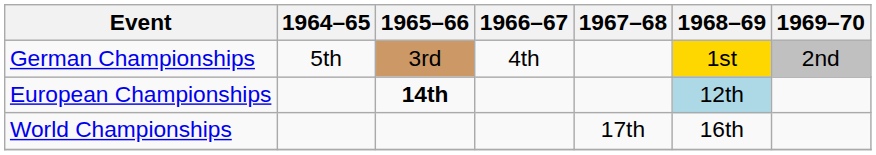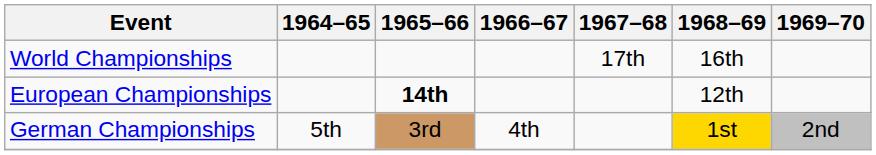rows swapped: (121, 130) <-> (132, 58)
(722, 94) lightblue background -> (722, 94) no background
